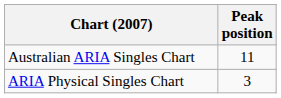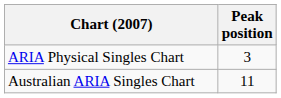rows swapped: (101, 57) <-> (96, 81)
